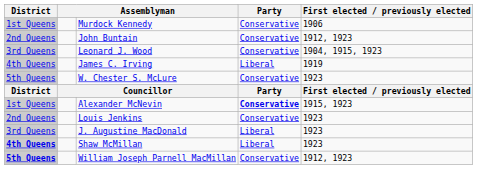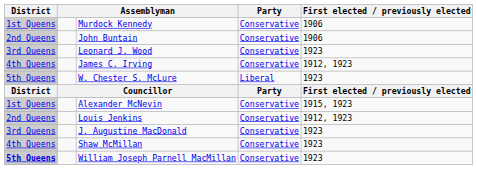(328, 38) 1912, 1923 -> (313, 38) 1906
(342, 51) 1904, 1915, 1923 -> (313, 51) 1923
(257, 64) Liberal -> (269, 64) Conservative
(313, 64) 1919 -> (328, 64) 1912, 1923
(269, 78) Conservative -> (257, 78) Liberal
(269, 104) bold -> (269, 104) normal
(313, 118) 1923 -> (328, 118) 1912, 1923
(257, 131) Liberal -> (269, 131) Conservative
(31, 144) bold -> (31, 144) normal
(257, 144) Liberal -> (269, 144) Conservative
(328, 158) 1912, 1923 -> (313, 158) 1923
